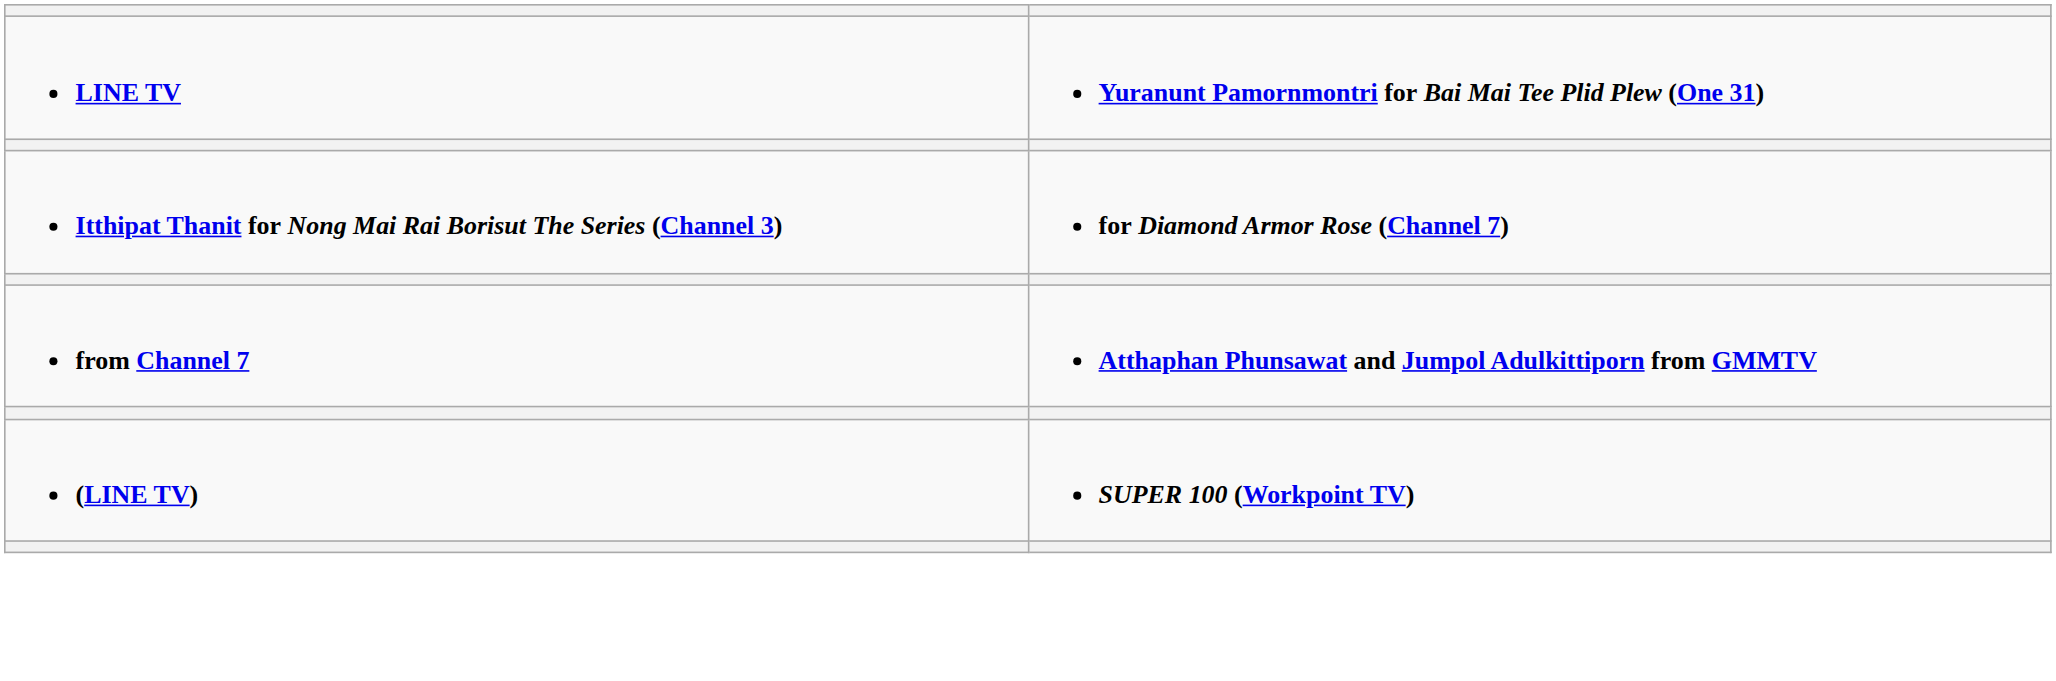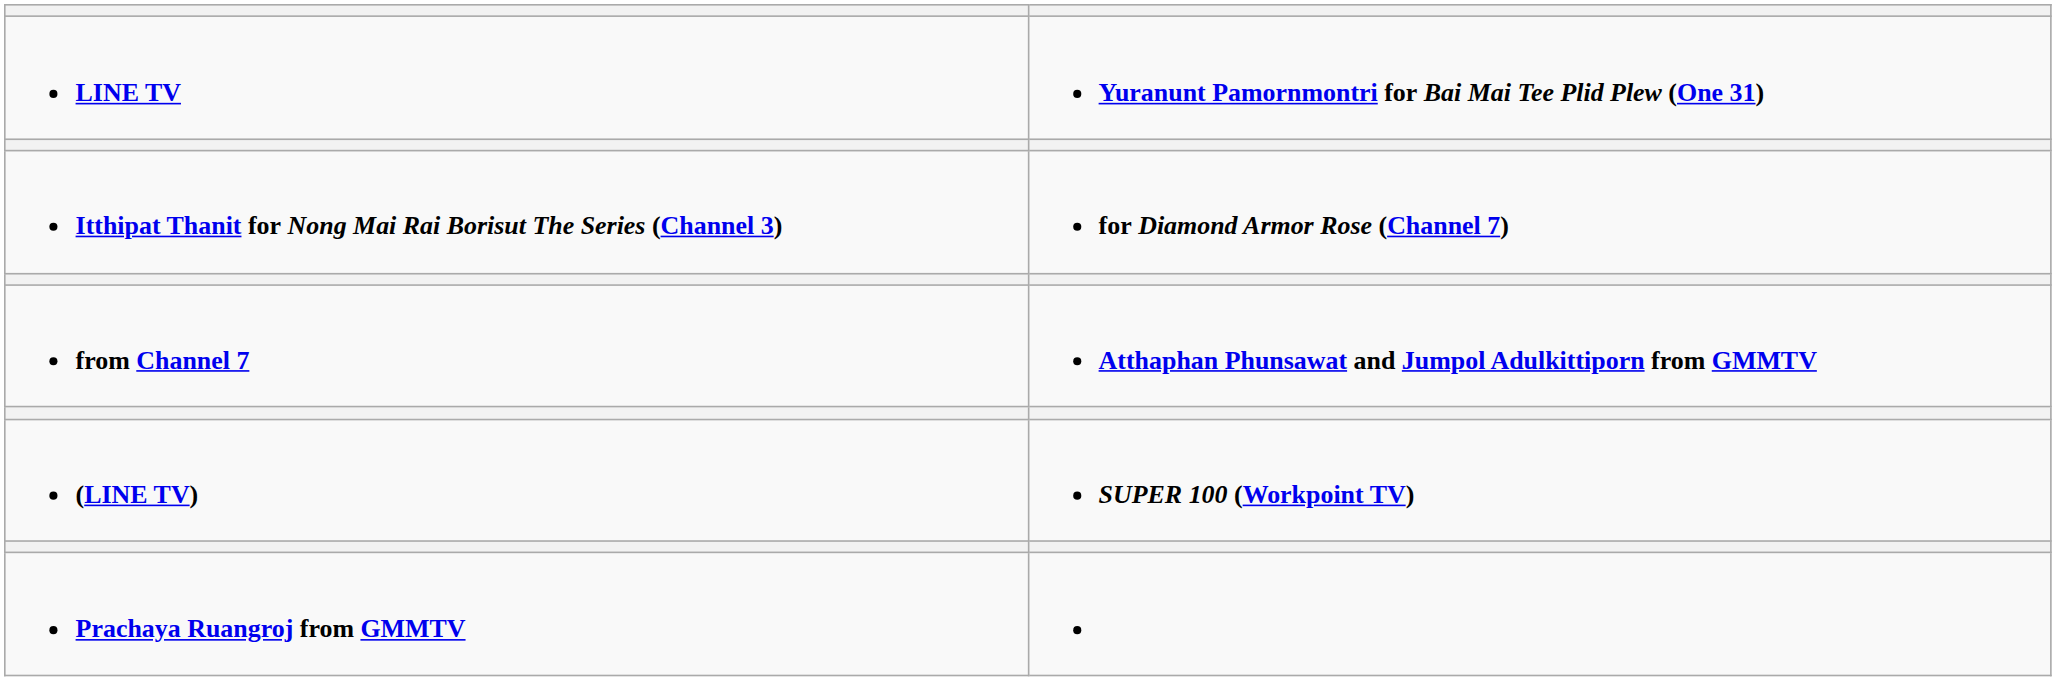+ row: (516, 629)
